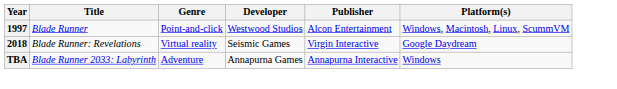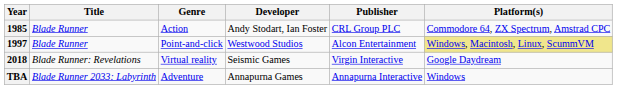+ row: (17, 28)
(486, 28) no background -> (510, 44) khaki background
